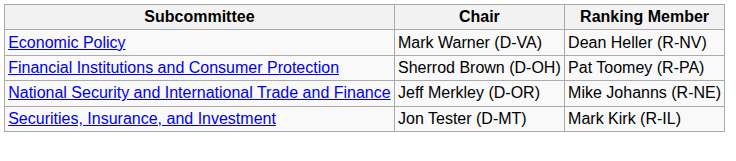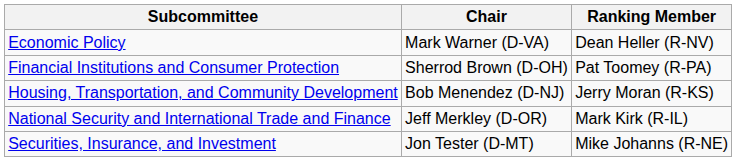+ row: (203, 93)
(645, 93) Mike Johanns (R-NE) -> (632, 118) Mark Kirk (R-IL)
(625, 118) Mark Kirk (R-IL) -> (652, 144) Mike Johanns (R-NE)
